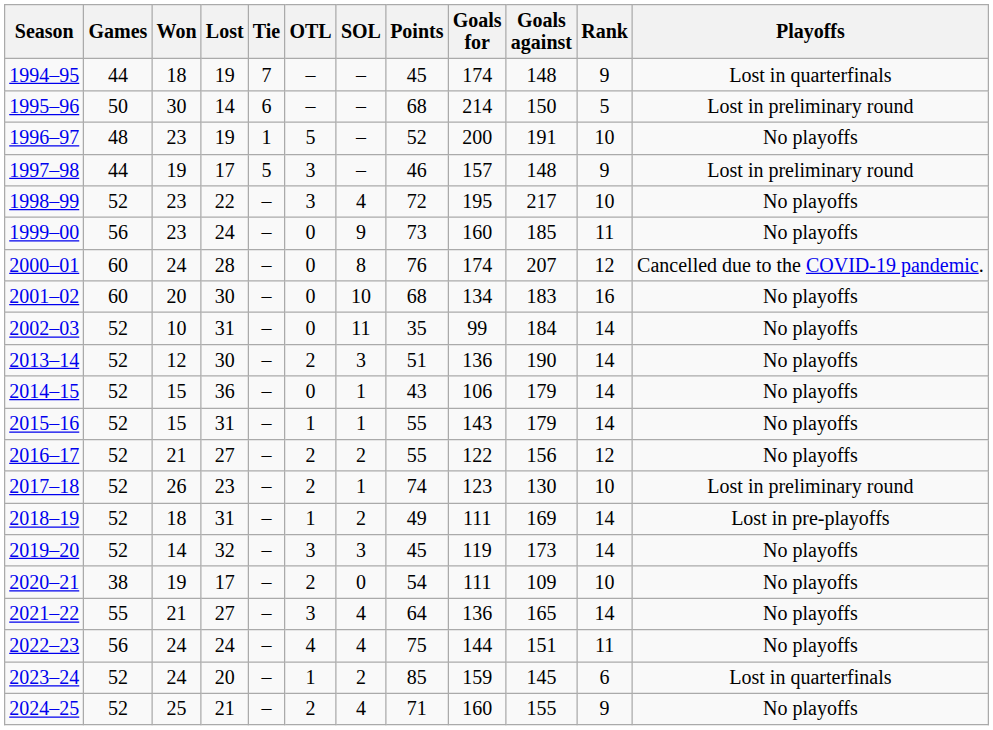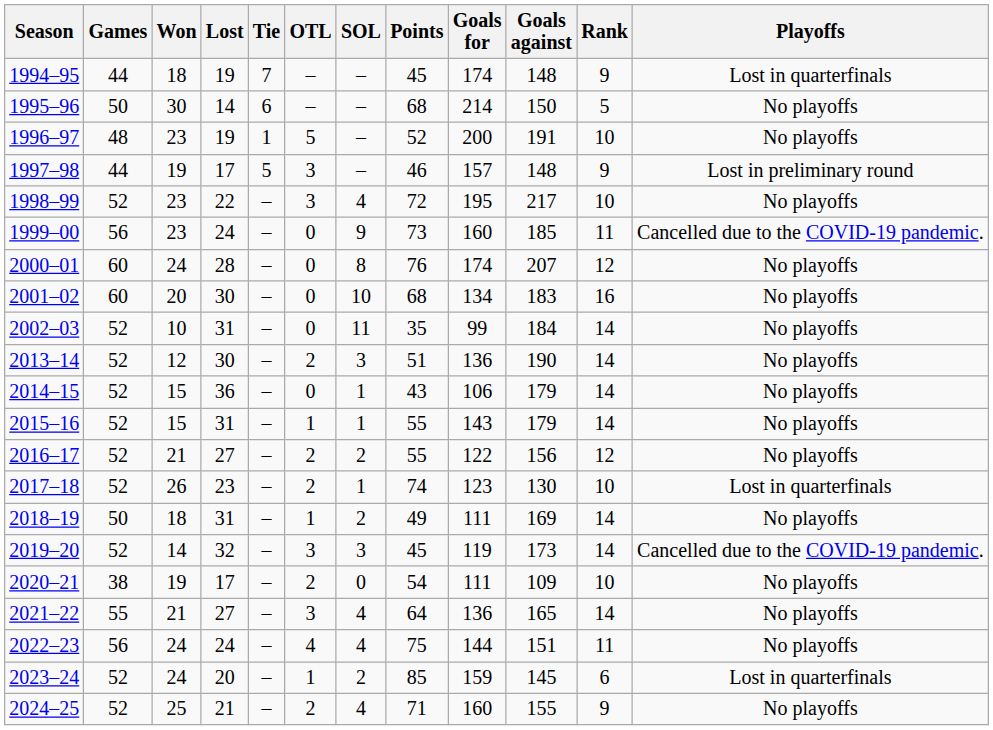(810, 106) Lost in preliminary round -> (810, 106) No playoffs
(810, 233) No playoffs -> (810, 233) Cancelled due to the COVID-19 pandemic.
(810, 264) Cancelled due to the COVID-19 pandemic. -> (810, 264) No playoffs
(810, 486) Lost in preliminary round -> (810, 486) Lost in quarterfinals
(118, 518) 52 -> (118, 518) 50
(810, 518) Lost in pre-playoffs -> (810, 518) No playoffs
(810, 550) No playoffs -> (810, 550) Cancelled due to the COVID-19 pandemic.
